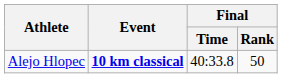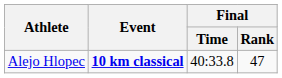(257, 61) 50 -> (257, 61) 47
